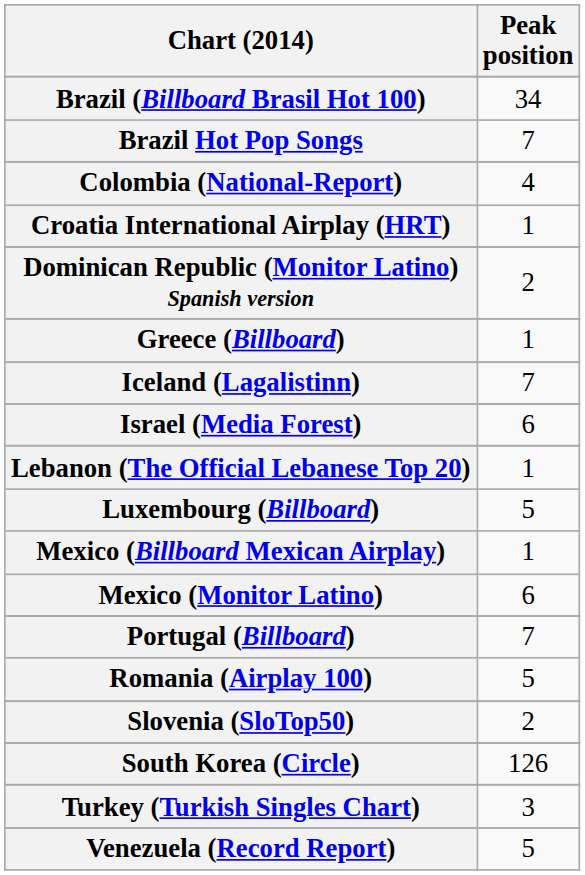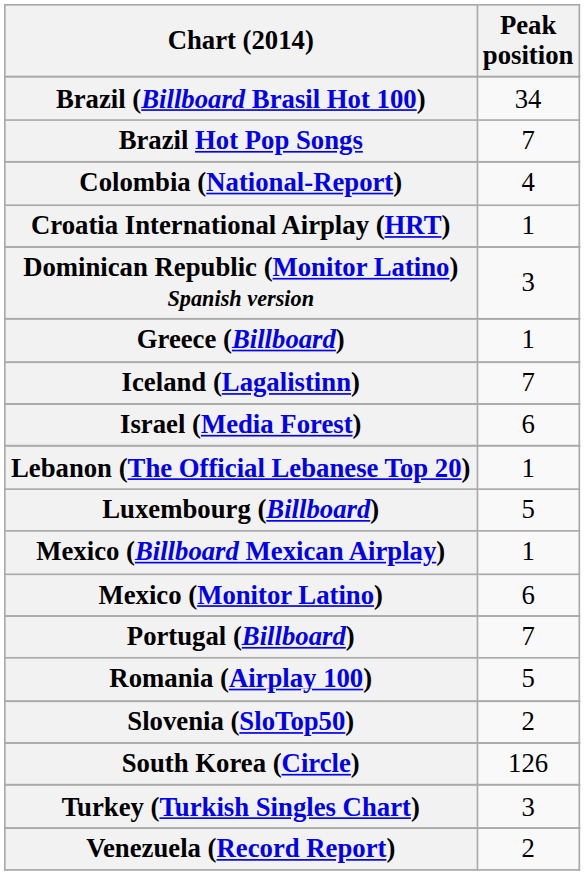(528, 282) 2 -> (528, 282) 3
(528, 848) 5 -> (528, 848) 2
